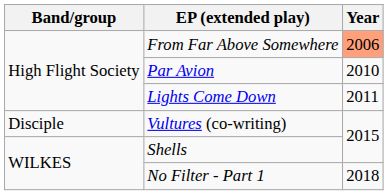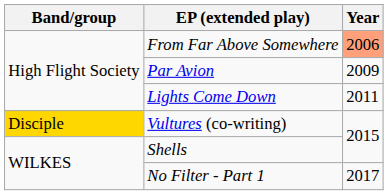(363, 70) 2010 -> (363, 70) 2009
(36, 123) no background -> (36, 123) gold background
(363, 176) 2018 -> (363, 176) 2017
